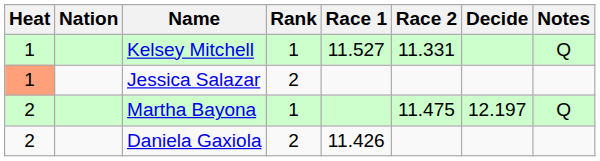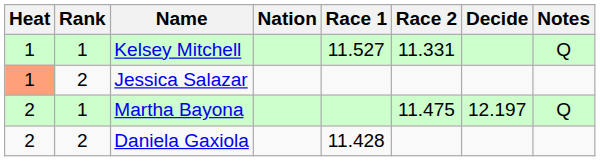columns swapped: (294, 19) <-> (89, 19)
(356, 140) 11.426 -> (356, 140) 11.428
